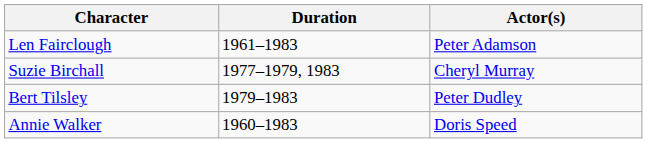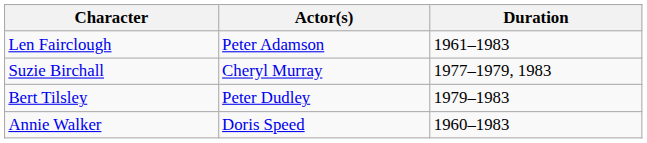columns swapped: (536, 17) <-> (324, 17)
